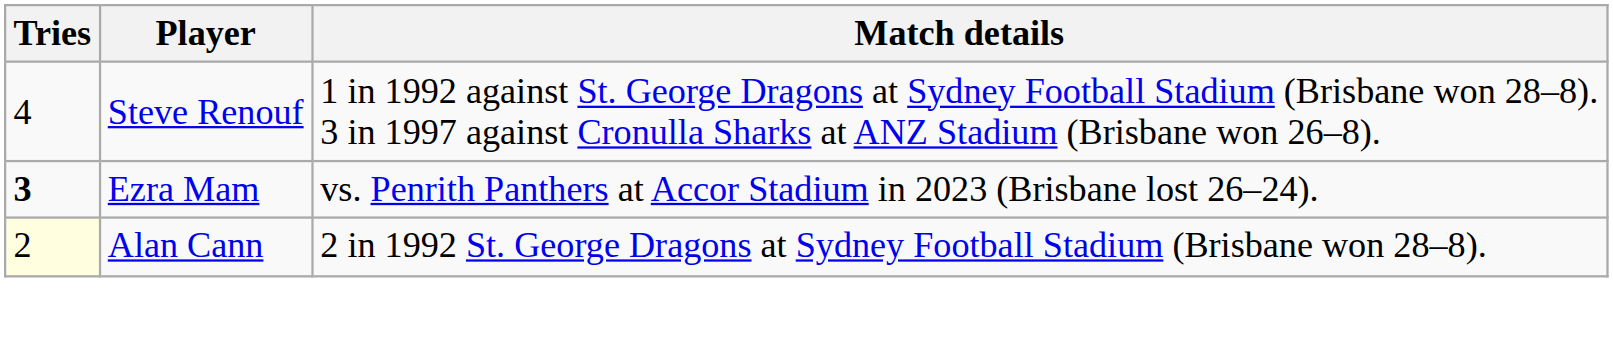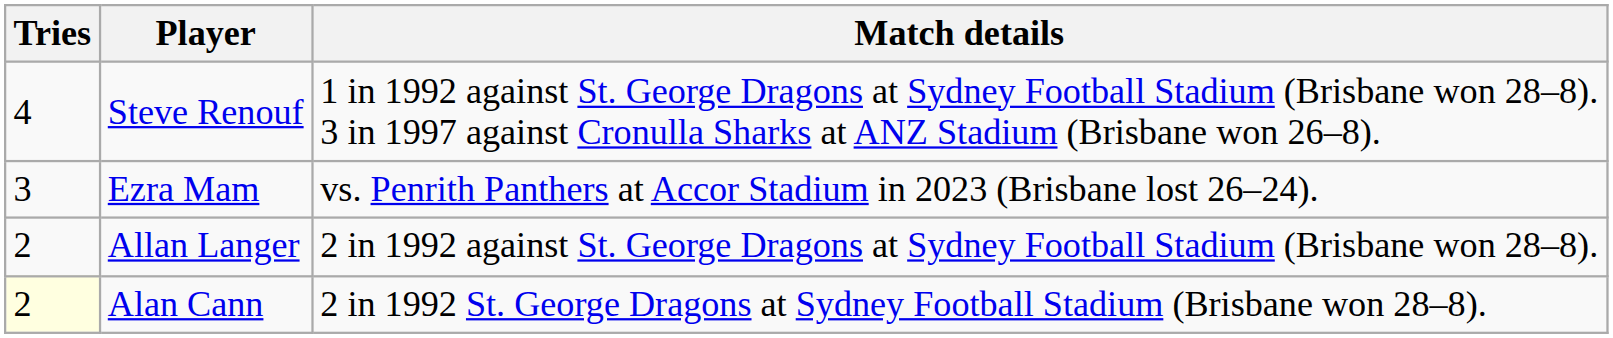(23, 188) bold -> (23, 188) normal
+ row: (204, 245)
